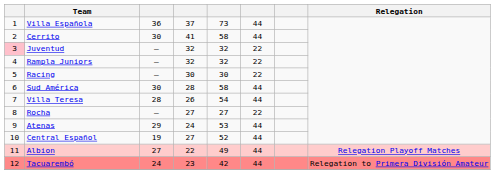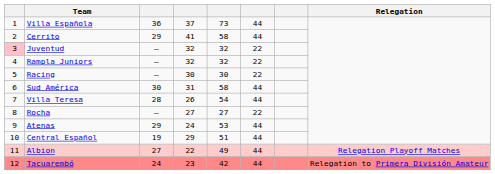(156, 36) 30 -> (156, 36) 29
(190, 87) 28 -> (190, 87) 31
(190, 138) 27 -> (190, 138) 29
(224, 138) 52 -> (224, 138) 51
